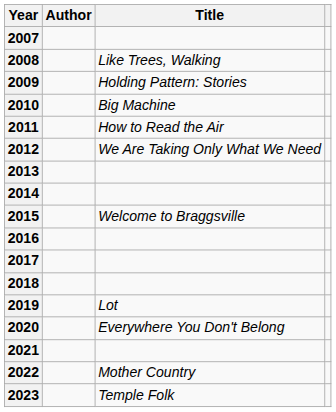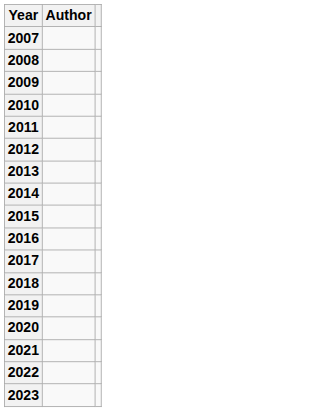- column: (210, 15)
